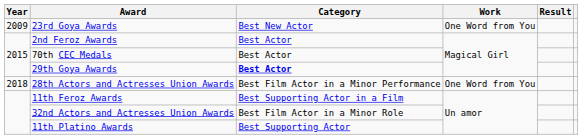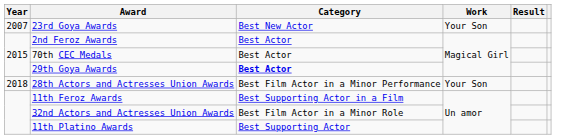(17, 26) 2009 -> (17, 26) 2007
(490, 26) One Word from You -> (466, 26) Your Son
(490, 84) One Word from You -> (466, 84) Your Son
